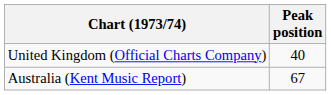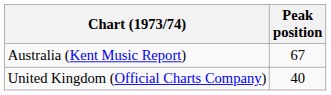rows swapped: (97, 78) <-> (137, 55)
